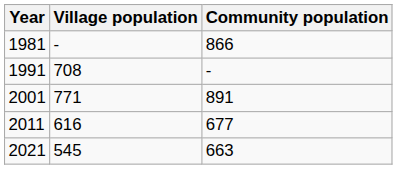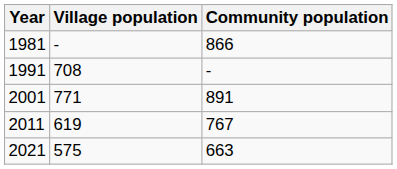(68, 124) 616 -> (68, 124) 619
(220, 124) 677 -> (220, 124) 767
(68, 151) 545 -> (68, 151) 575
